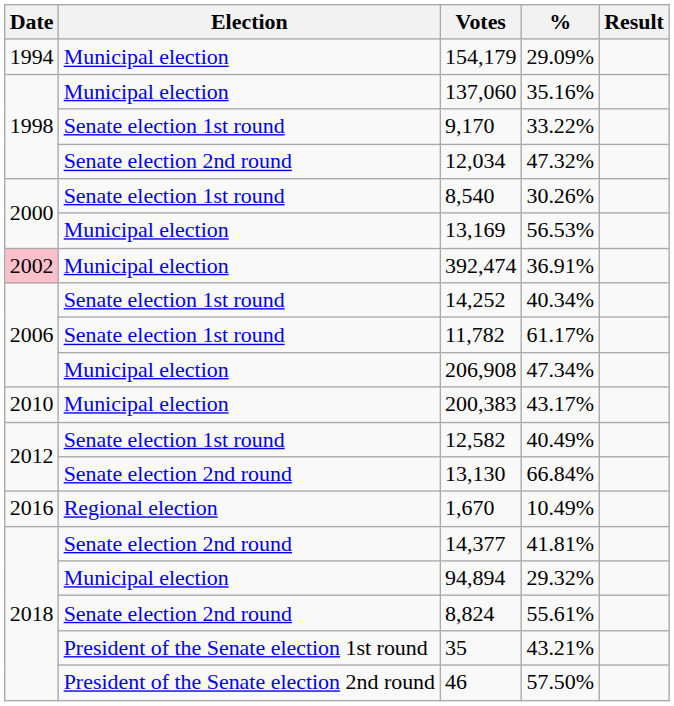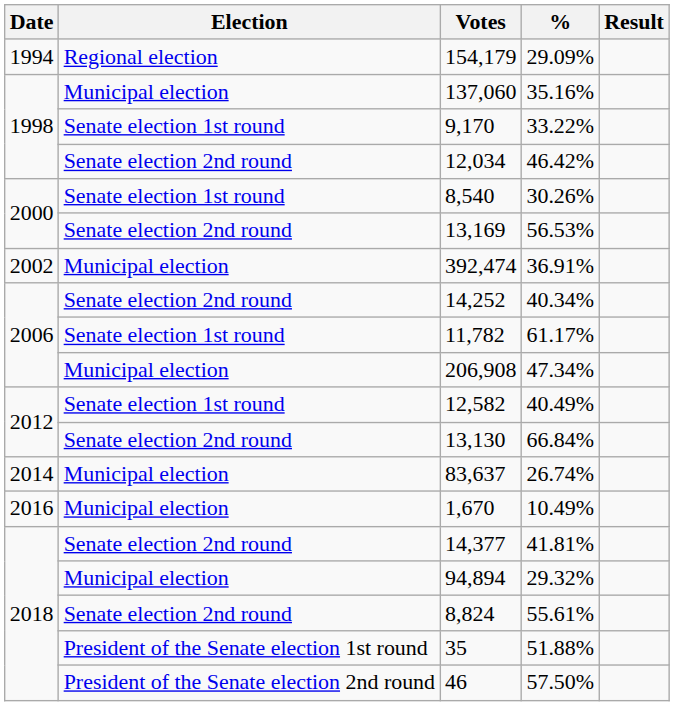(146, 56) Municipal election -> (141, 56) Regional election
(560, 160) 47.32% -> (560, 160) 46.42%
(146, 230) Municipal election -> (178, 230) Senate election 2nd round
(32, 265) pink background -> (32, 265) no background
(174, 299) Senate election 1st round -> (178, 299) Senate election 2nd round
- row: (481, 404)
+ row: (475, 473)
(141, 508) Regional election -> (146, 508) Municipal election
(560, 647) 43.21% -> (560, 647) 51.88%
